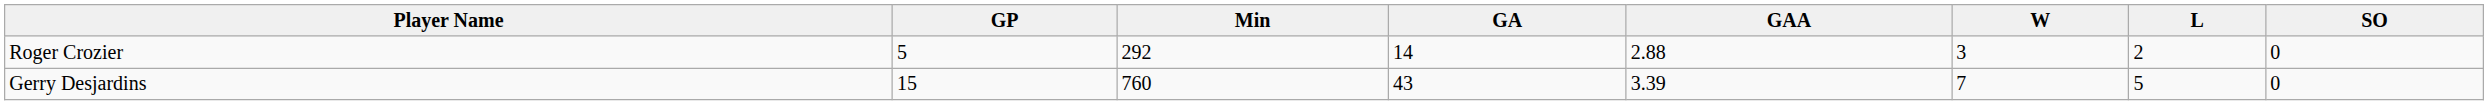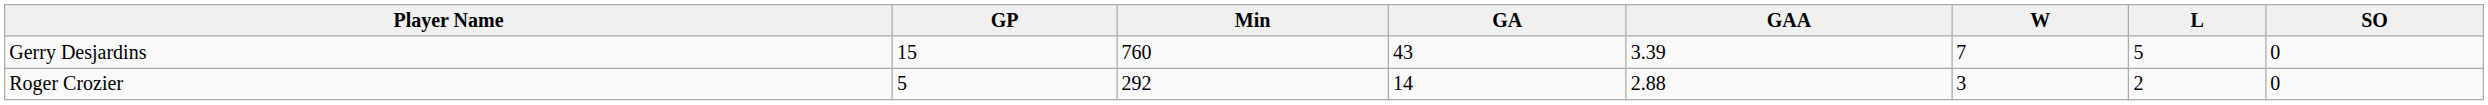rows swapped: (66, 52) <-> (78, 83)
